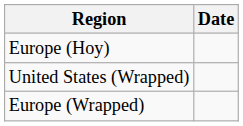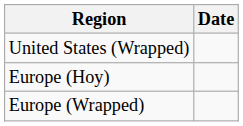rows swapped: (99, 76) <-> (59, 47)
